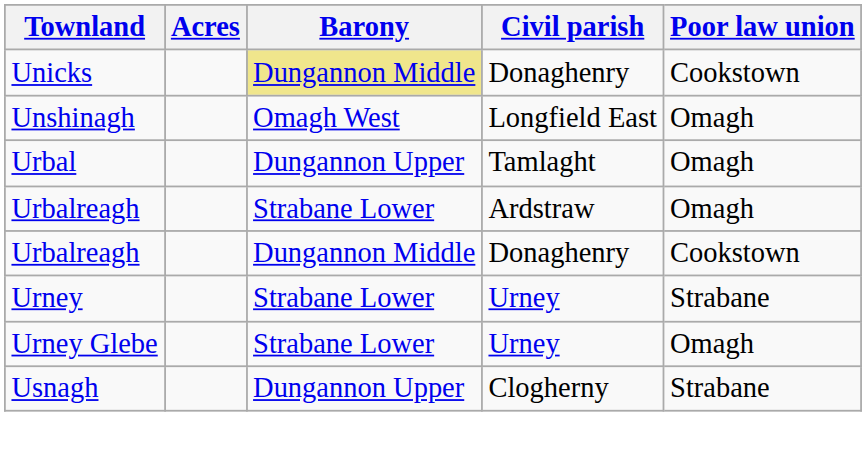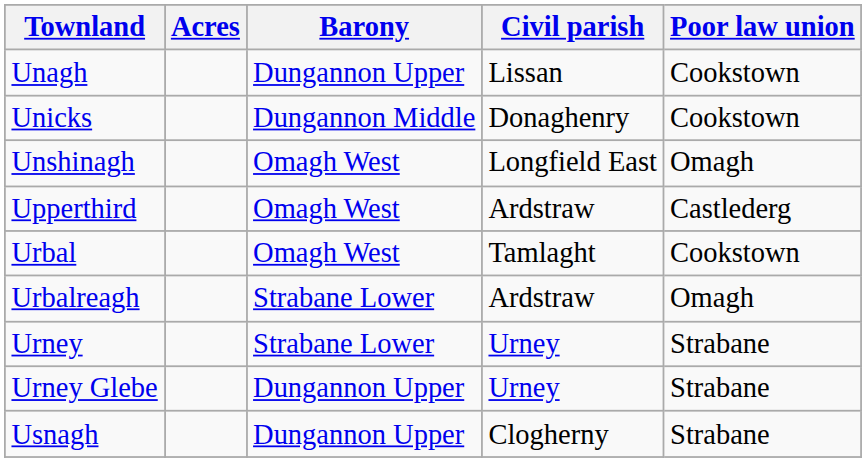+ row: (49, 72)
(364, 72) khaki background -> (364, 117) no background
+ row: (74, 207)
(359, 162) Dungannon Upper -> (326, 252) Omagh West
(712, 162) Omagh -> (735, 252) Cookstown
- row: (76, 252)
(344, 343) Strabane Lower -> (359, 388) Dungannon Upper
(712, 343) Omagh -> (720, 388) Strabane
